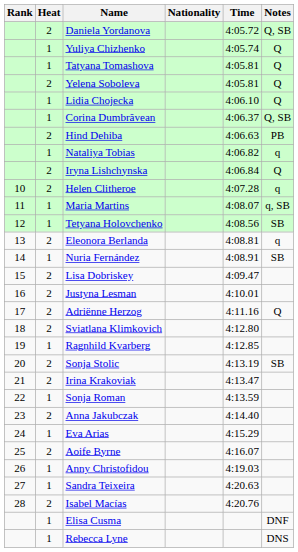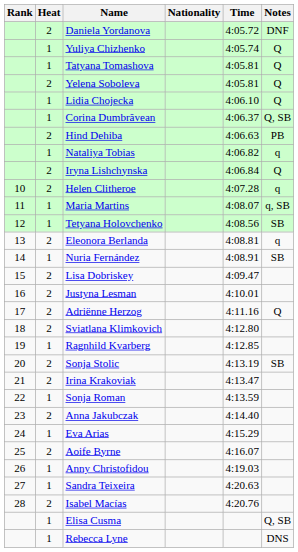(277, 30) Q, SB -> (277, 30) DNF
(277, 521) DNF -> (277, 521) Q, SB
